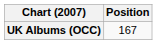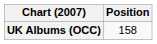(128, 30) 167 -> (128, 30) 158
